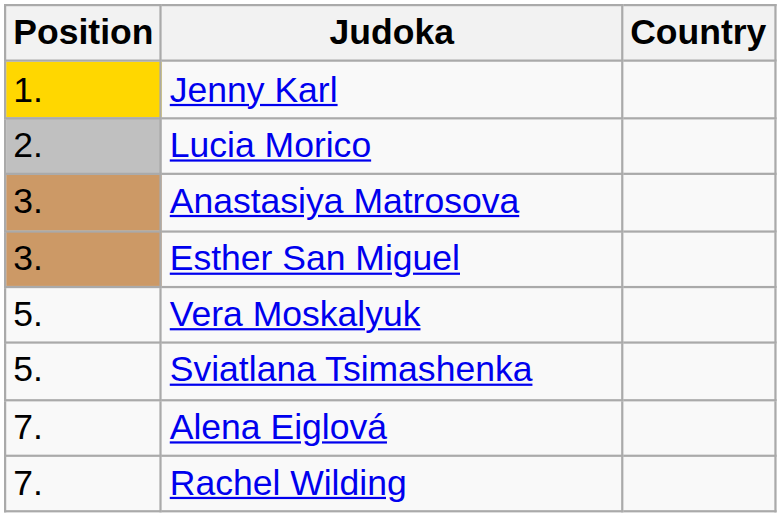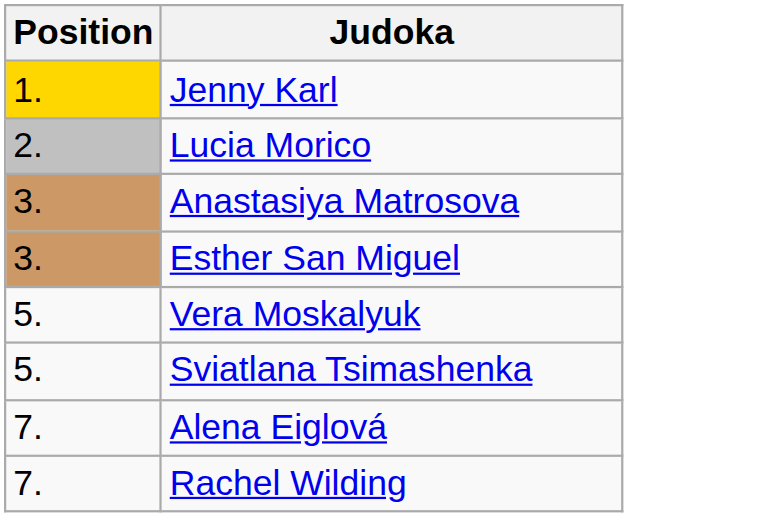- column: (698, 32)
